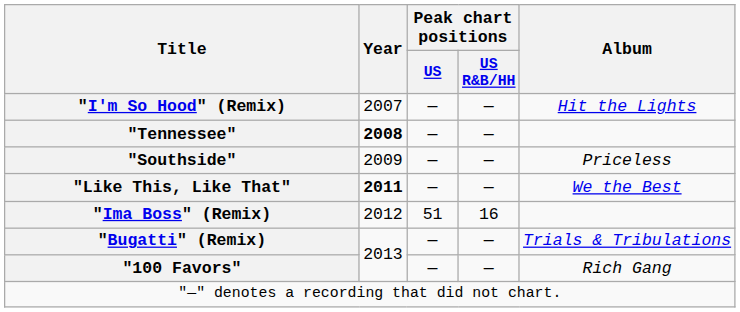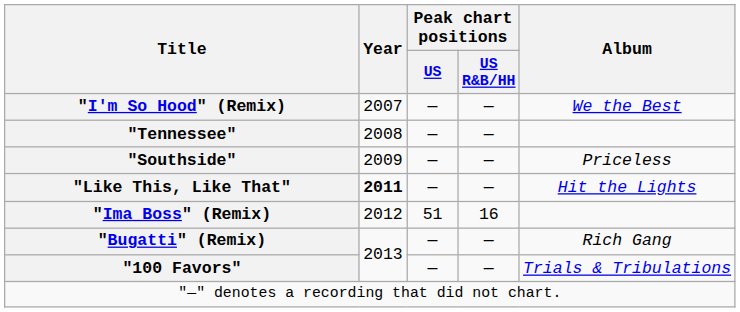(627, 107) Hit the Lights -> (627, 107) We the Best
(383, 134) bold -> (383, 134) normal
(627, 188) We the Best -> (627, 188) Hit the Lights
(627, 241) Trials & Tribulations -> (627, 241) Rich Gang
(627, 268) Rich Gang -> (627, 268) Trials & Tribulations
